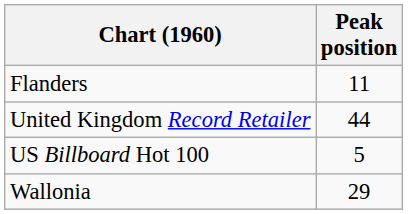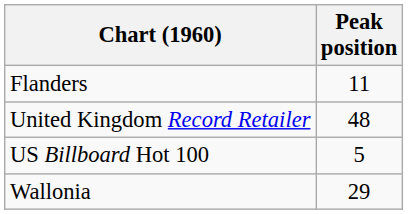(359, 119) 44 -> (359, 119) 48
